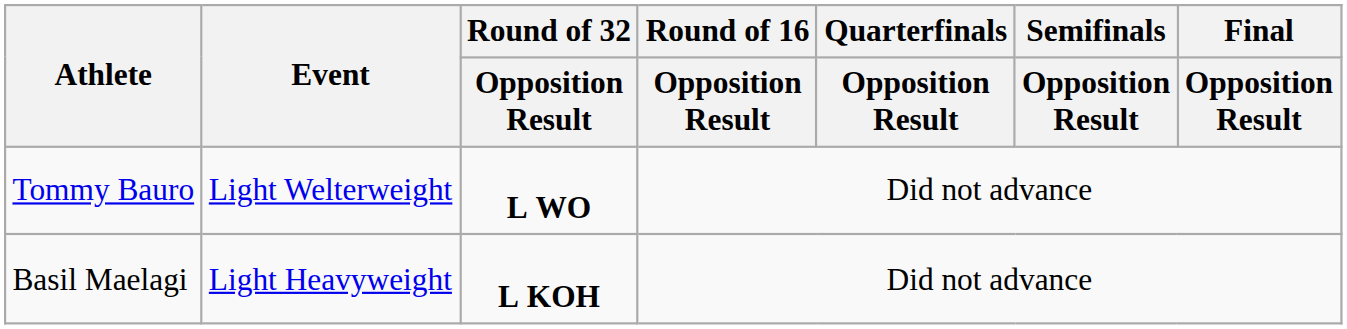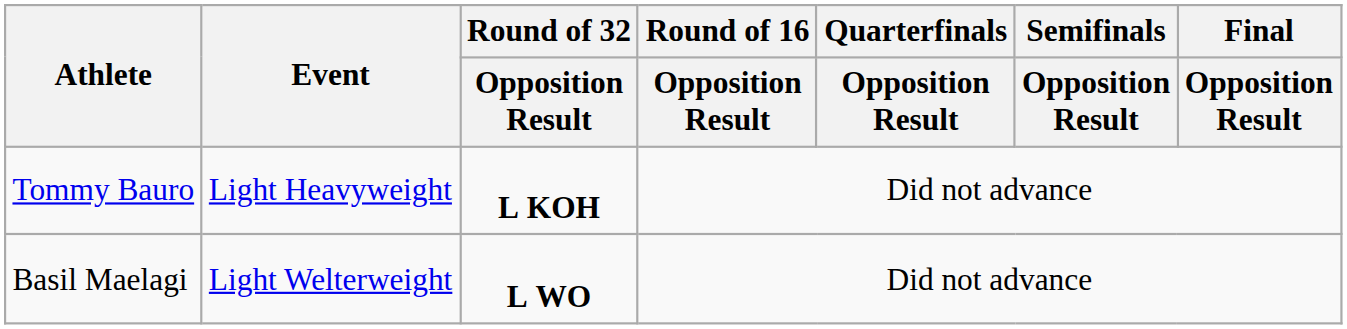(331, 189) Light Welterweight -> (330, 189) Light Heavyweight
(549, 208) L WO -> (549, 208) L KOH
(330, 278) Light Heavyweight -> (331, 278) Light Welterweight
(549, 297) L KOH -> (549, 297) L WO
